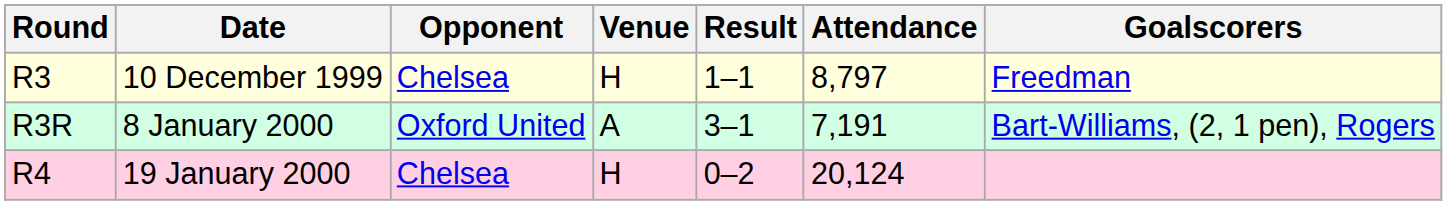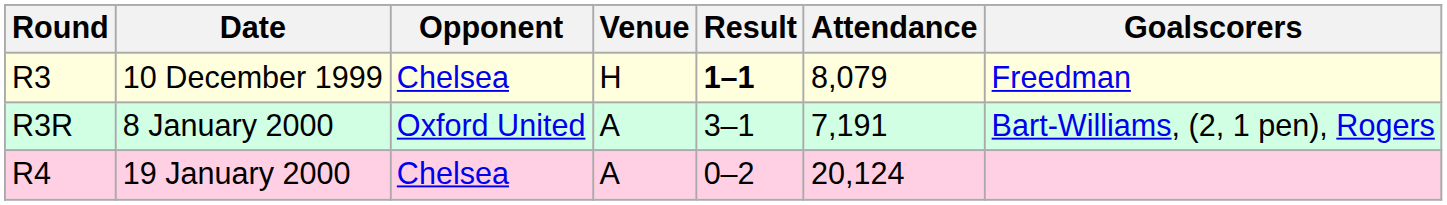(729, 77) normal -> (729, 77) bold
(849, 77) 8,797 -> (849, 77) 8,079
(611, 174) H -> (610, 174) A
